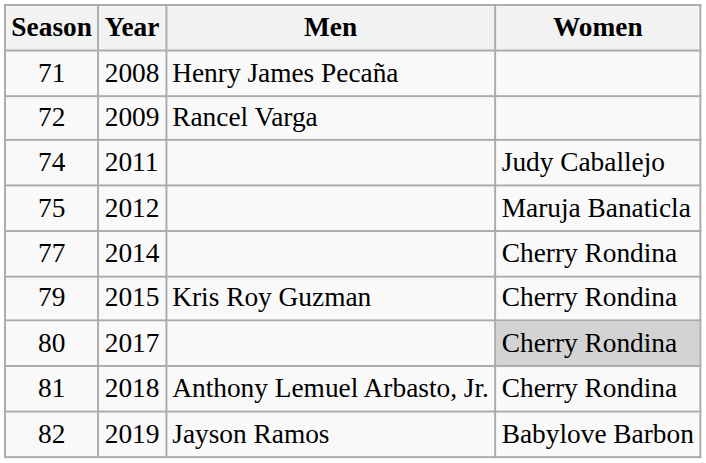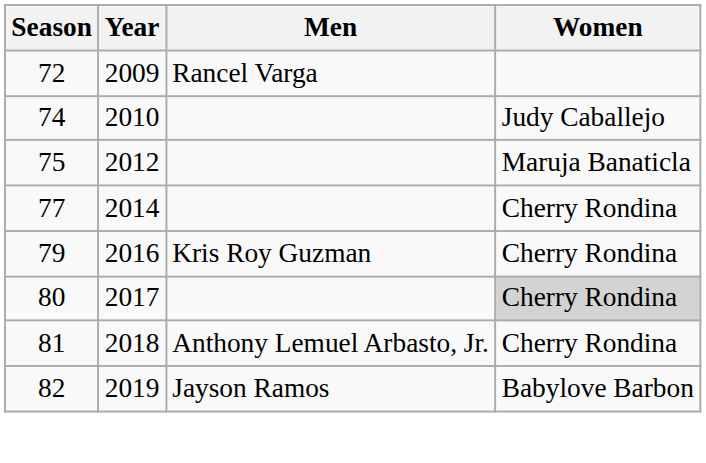- row: (52, 72)
(132, 162) 2011 -> (132, 117) 2010
(132, 298) 2015 -> (132, 253) 2016
